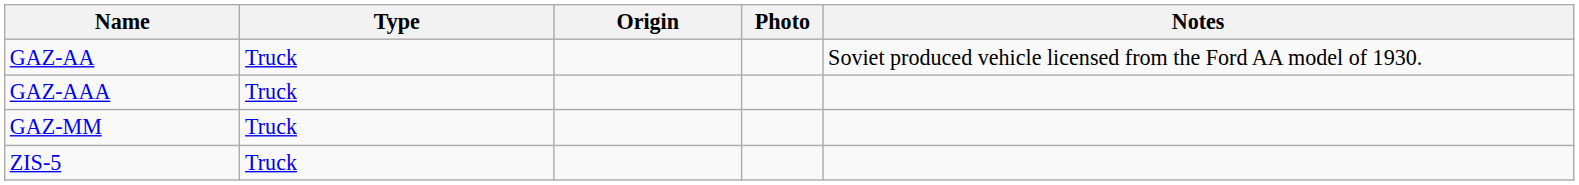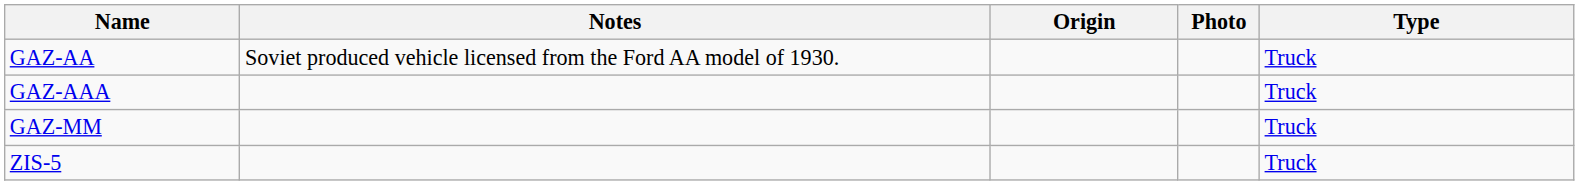columns swapped: (397, 22) <-> (1198, 22)
